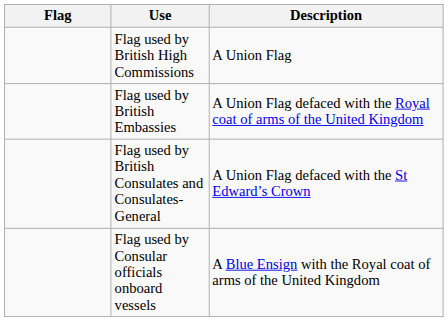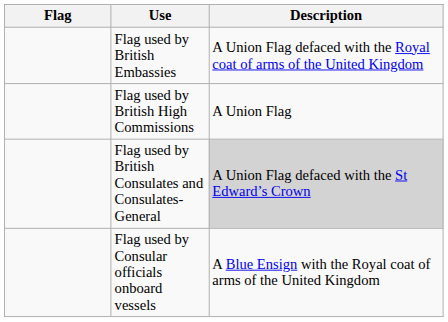rows swapped: (152, 111) <-> (154, 55)
(310, 183) no background -> (310, 183) lightgrey background
